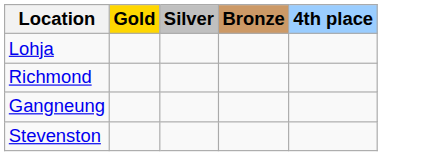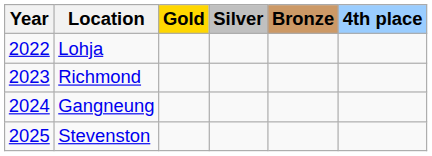+ column: (29, 19)
